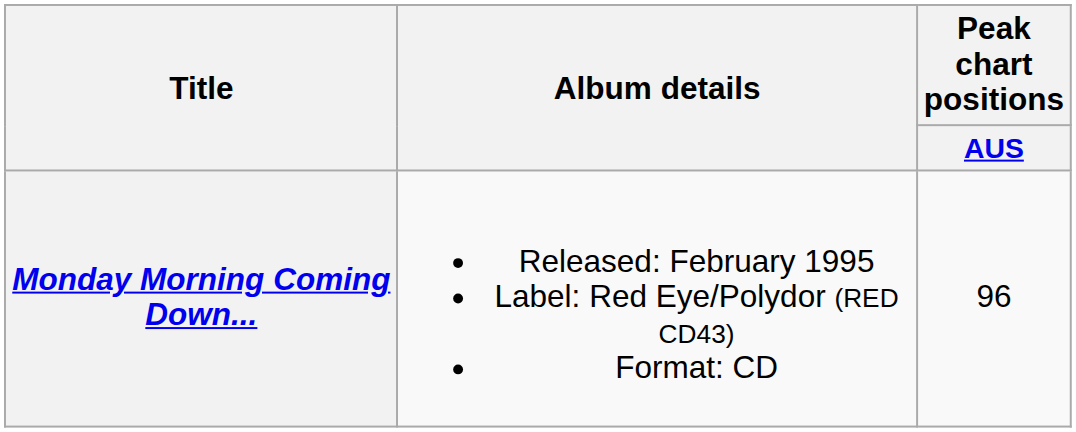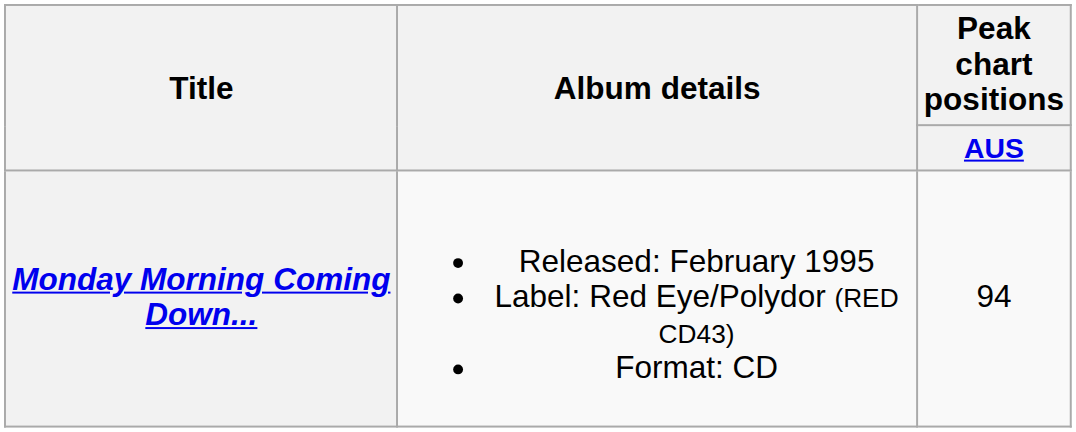(994, 297) 96 -> (994, 297) 94
